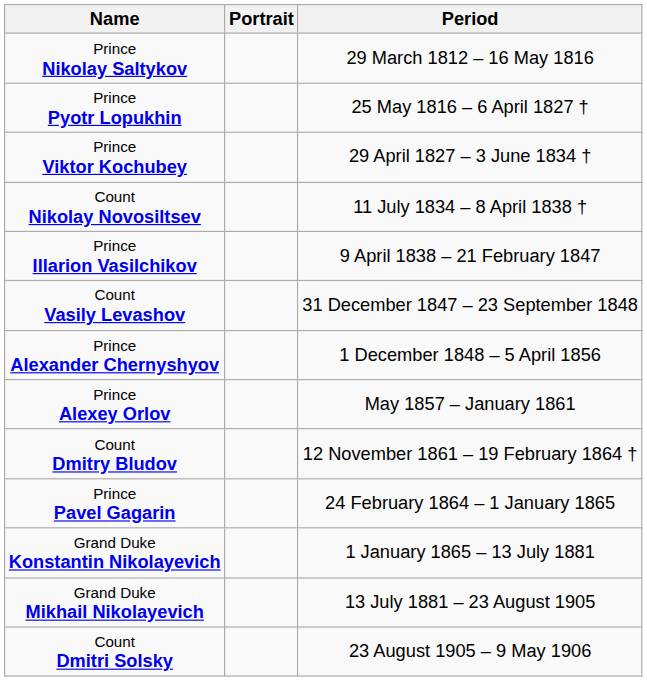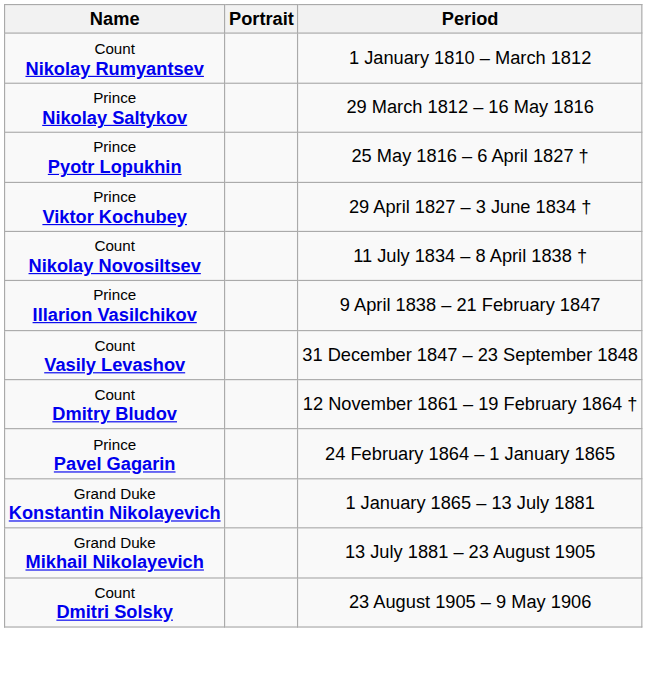+ row: (115, 59)
- row: (115, 355)
- row: (115, 405)
